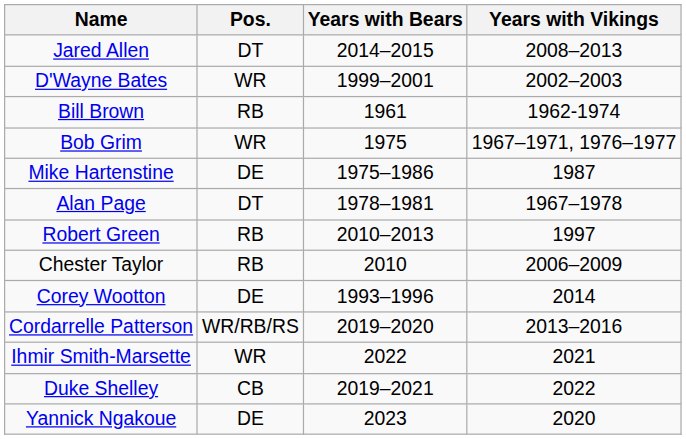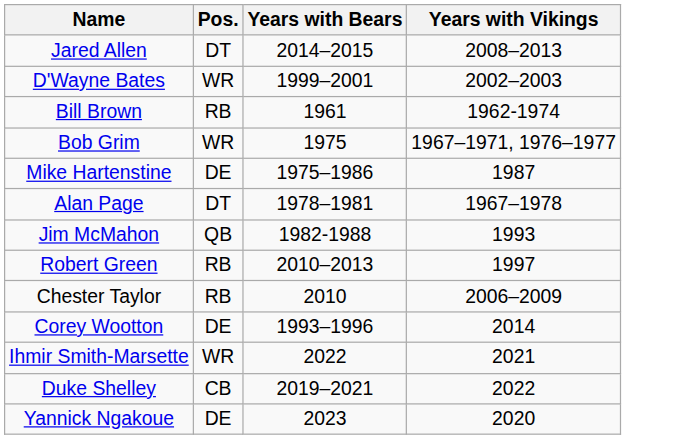+ row: (99, 234)
- row: (101, 326)
